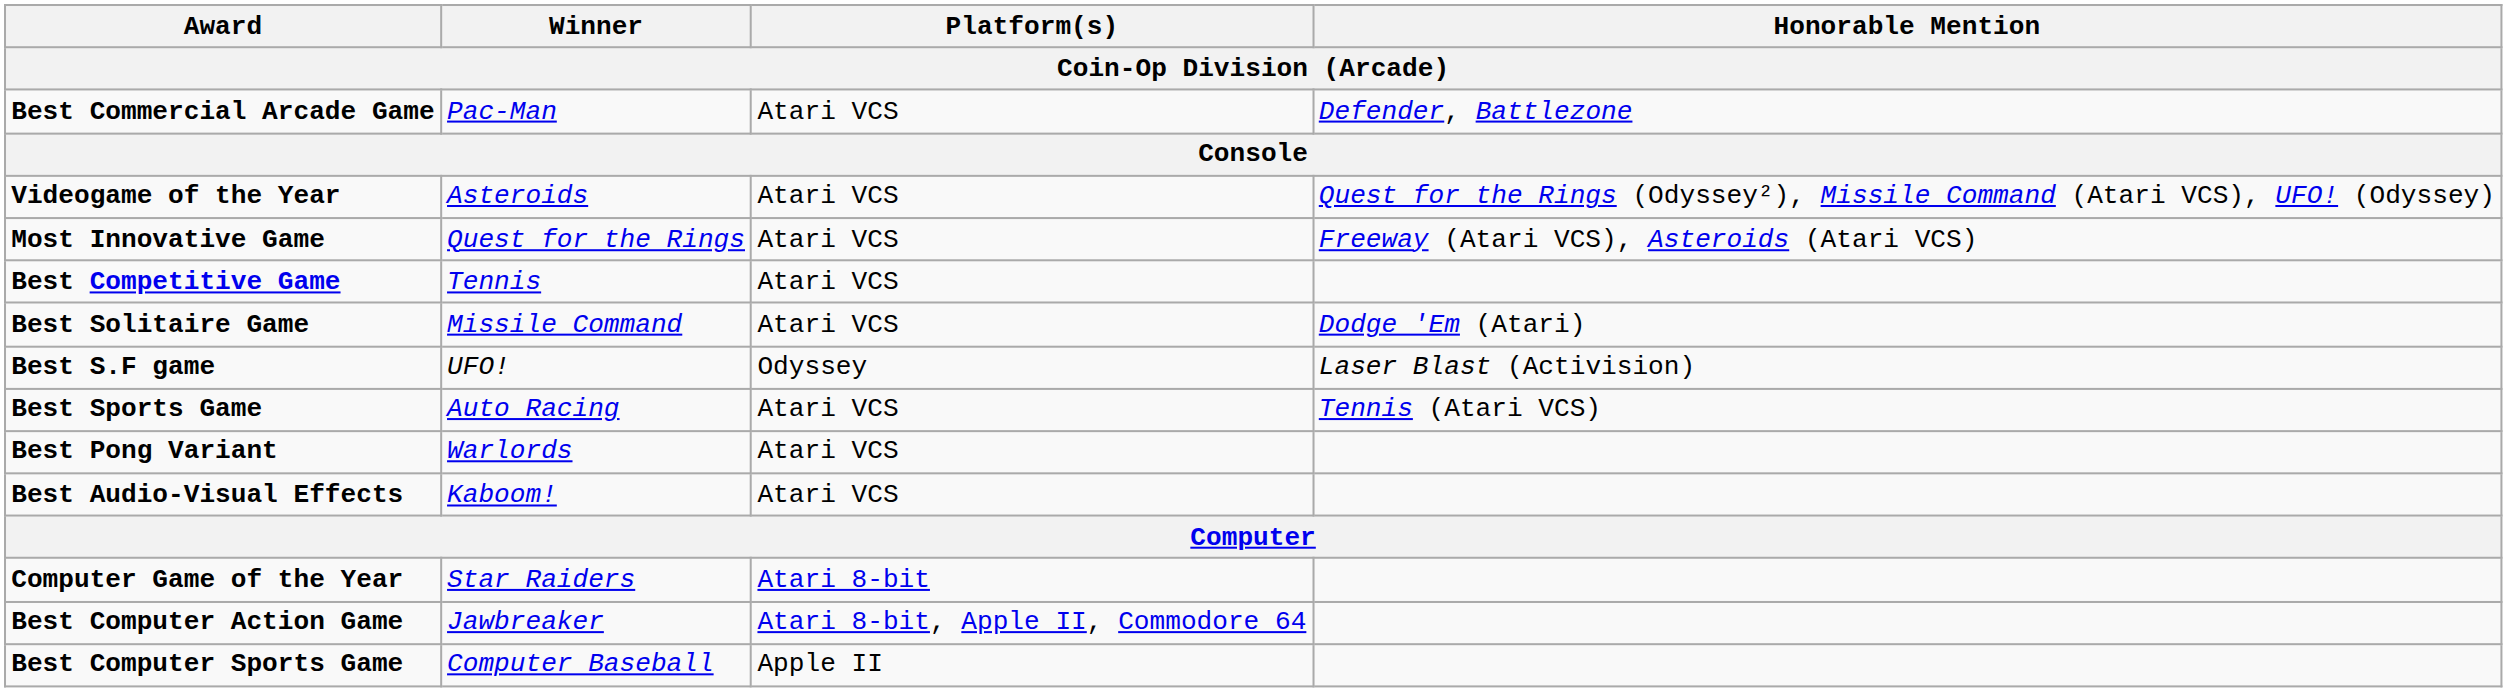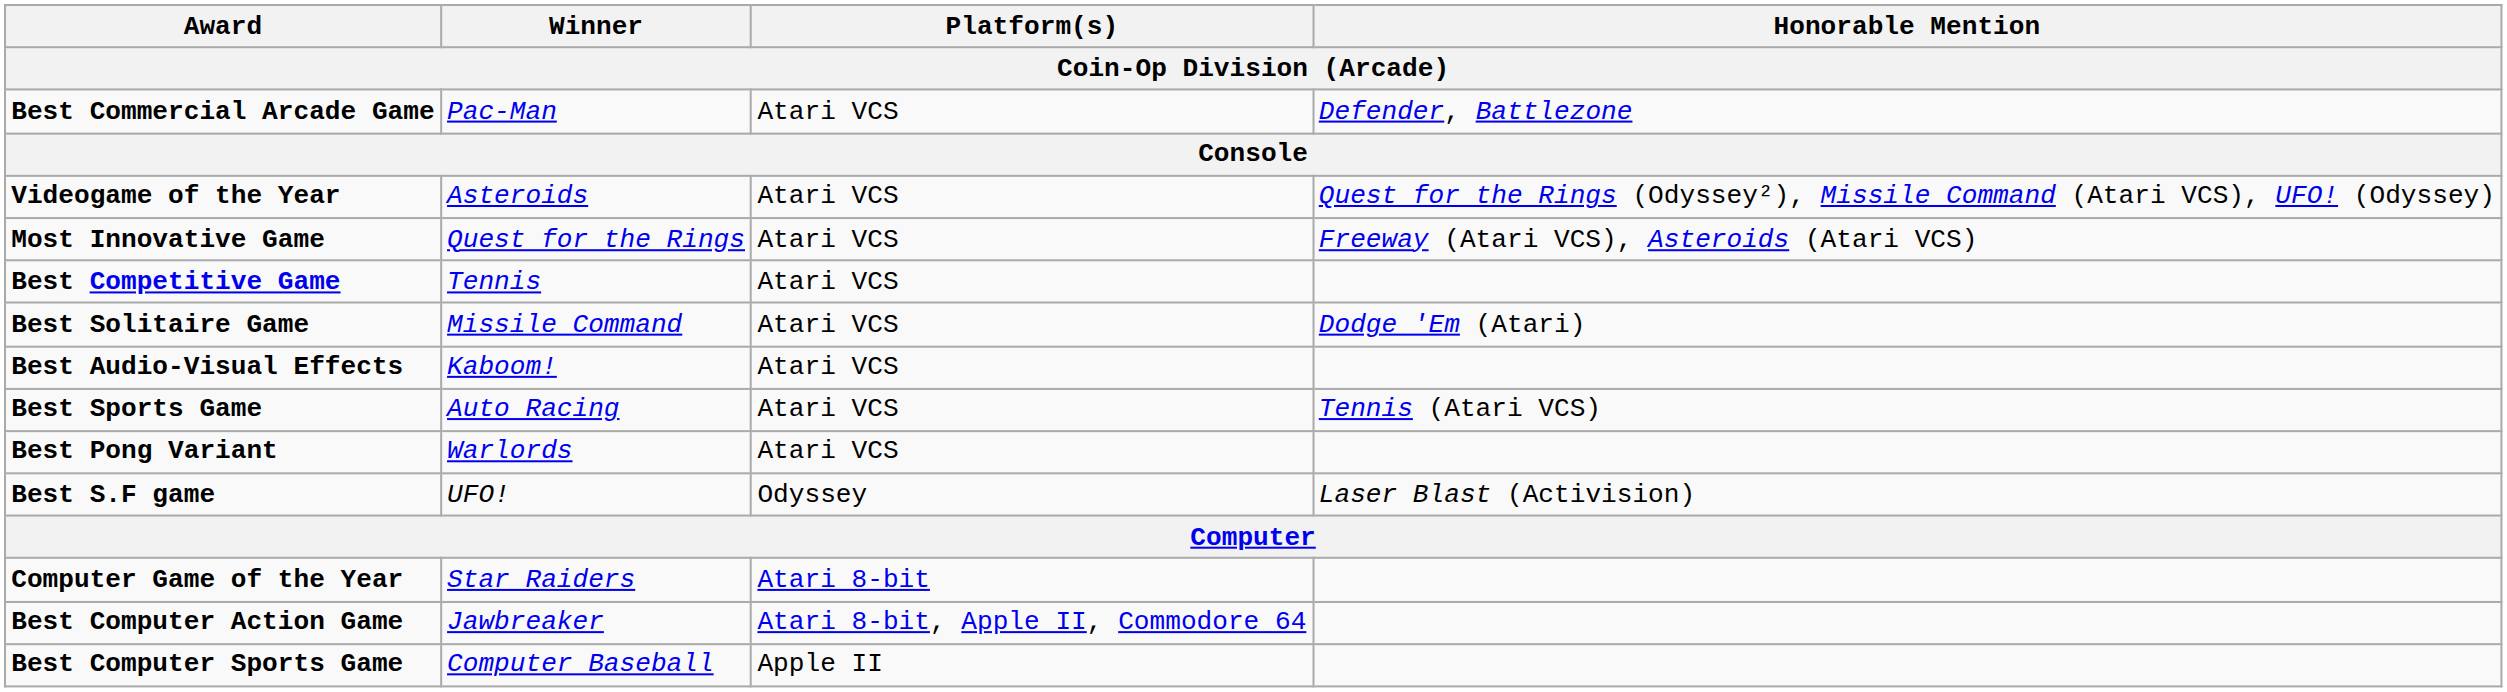rows swapped: (113, 367) <-> (207, 495)
